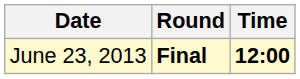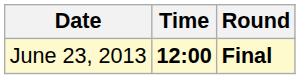columns swapped: (262, 21) <-> (191, 21)
